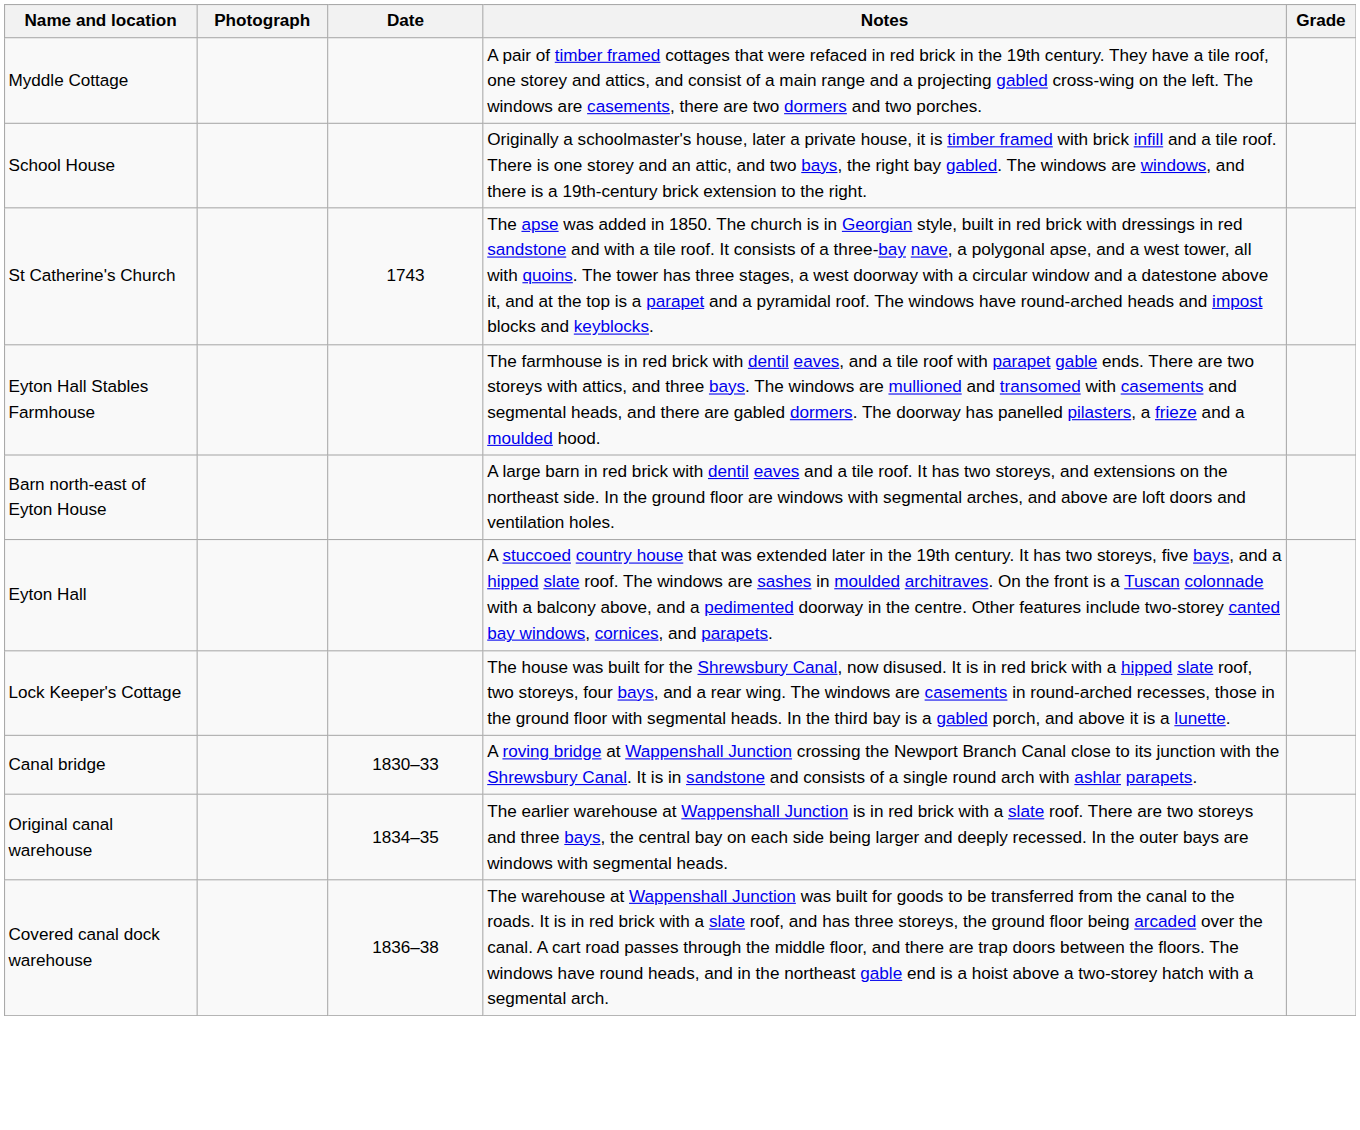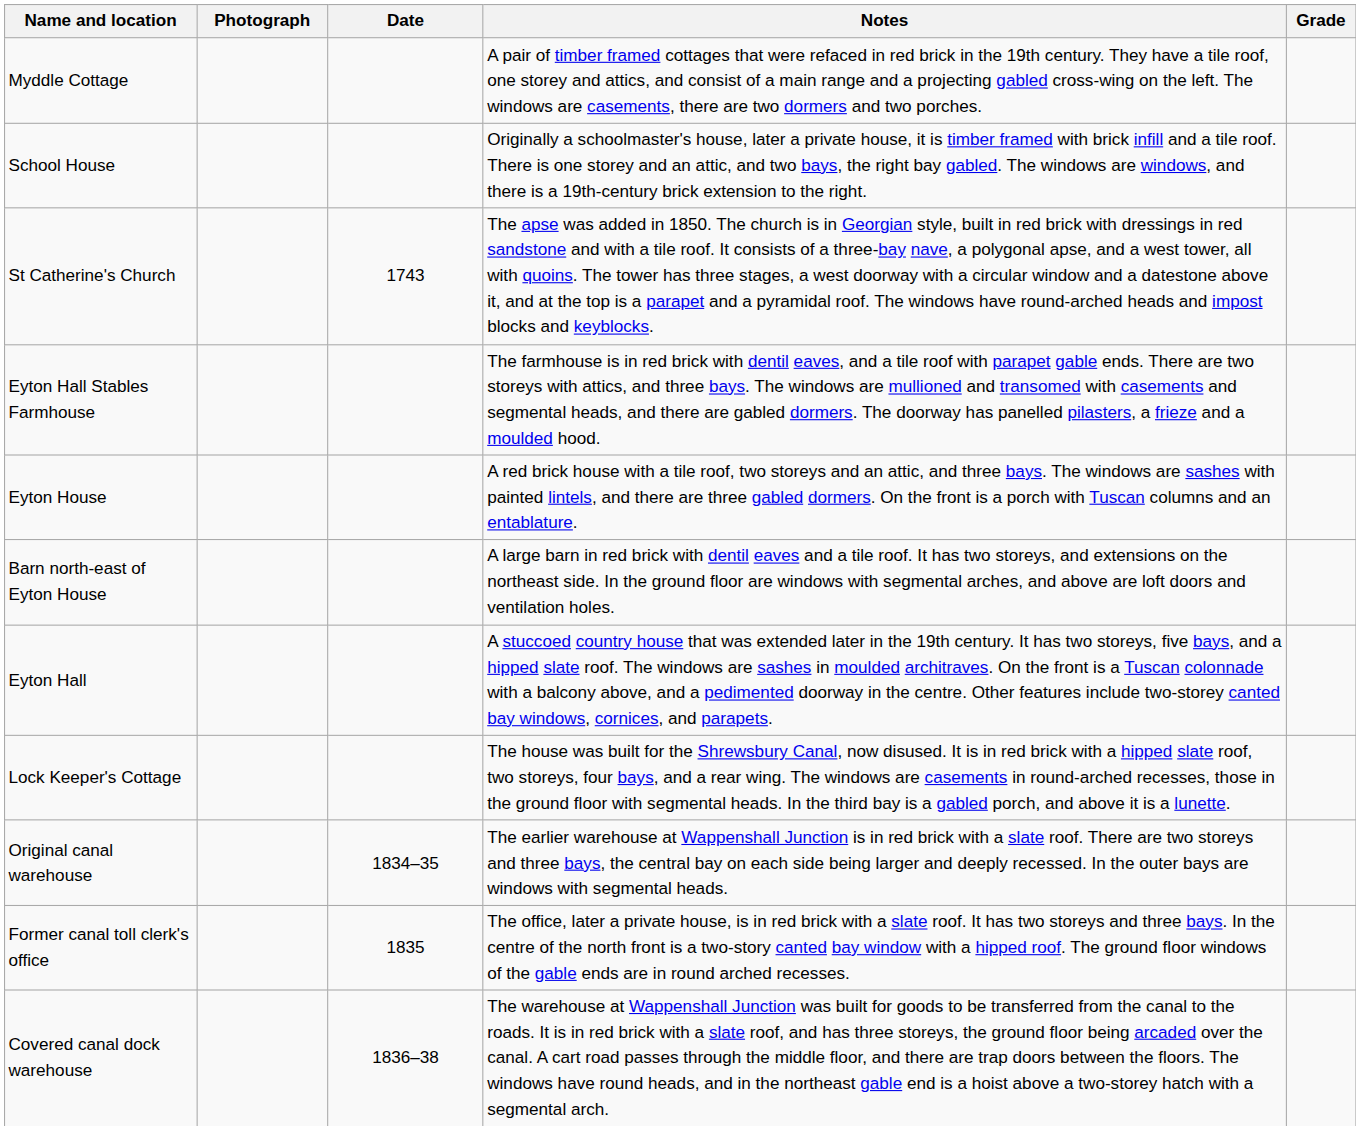+ row: (57, 497)
- row: (57, 764)
+ row: (99, 947)
